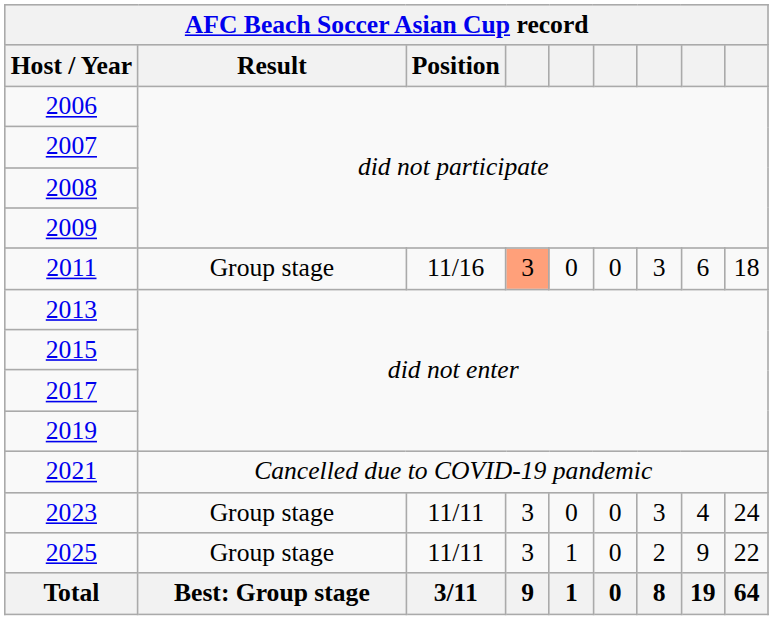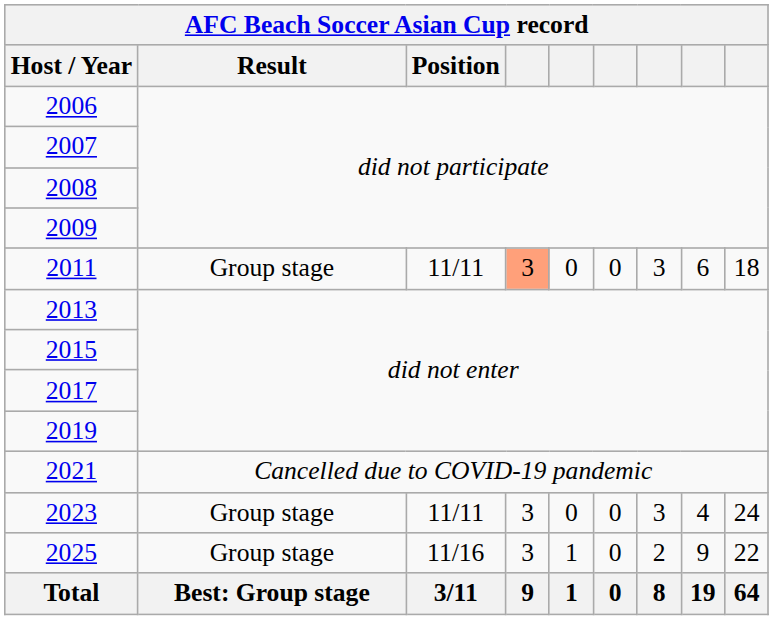(456, 268) 11/16 -> (456, 268) 11/11
(456, 552) 11/11 -> (456, 552) 11/16
